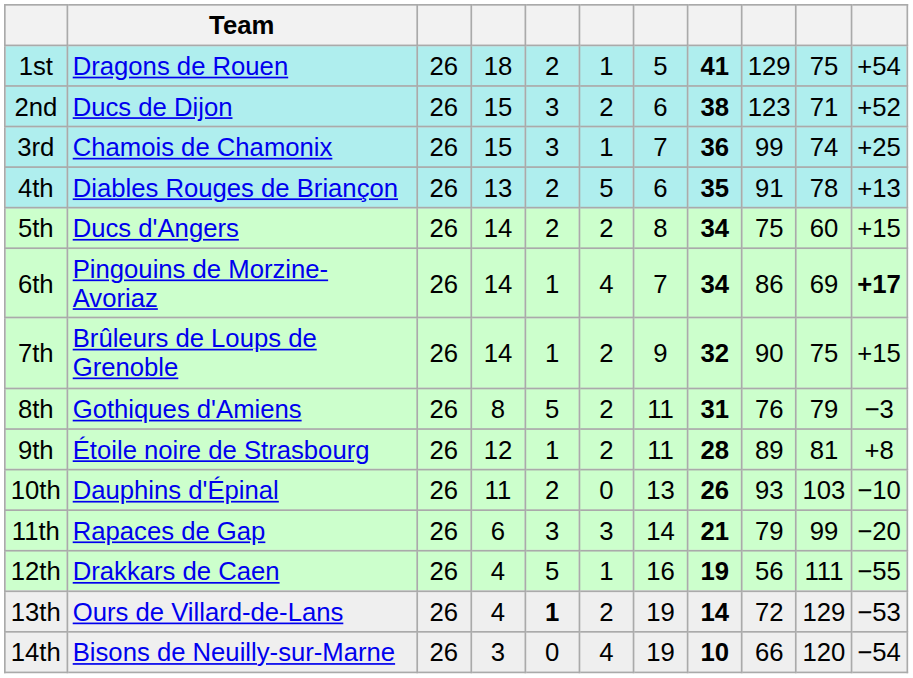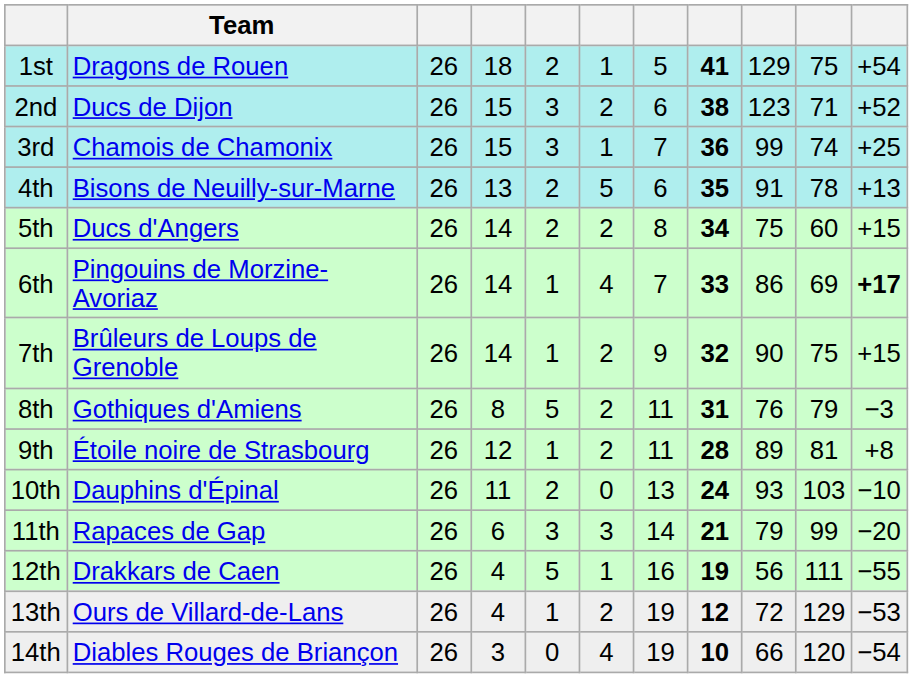(235, 188) Diables Rouges de Briançon -> (234, 188) Bisons de Neuilly-sur-Marne
(715, 284) 34 -> (715, 284) 33
(715, 489) 26 -> (715, 489) 24
(552, 611) bold -> (552, 611) normal
(715, 611) 14 -> (715, 611) 12
(234, 652) Bisons de Neuilly-sur-Marne -> (235, 652) Diables Rouges de Briançon
